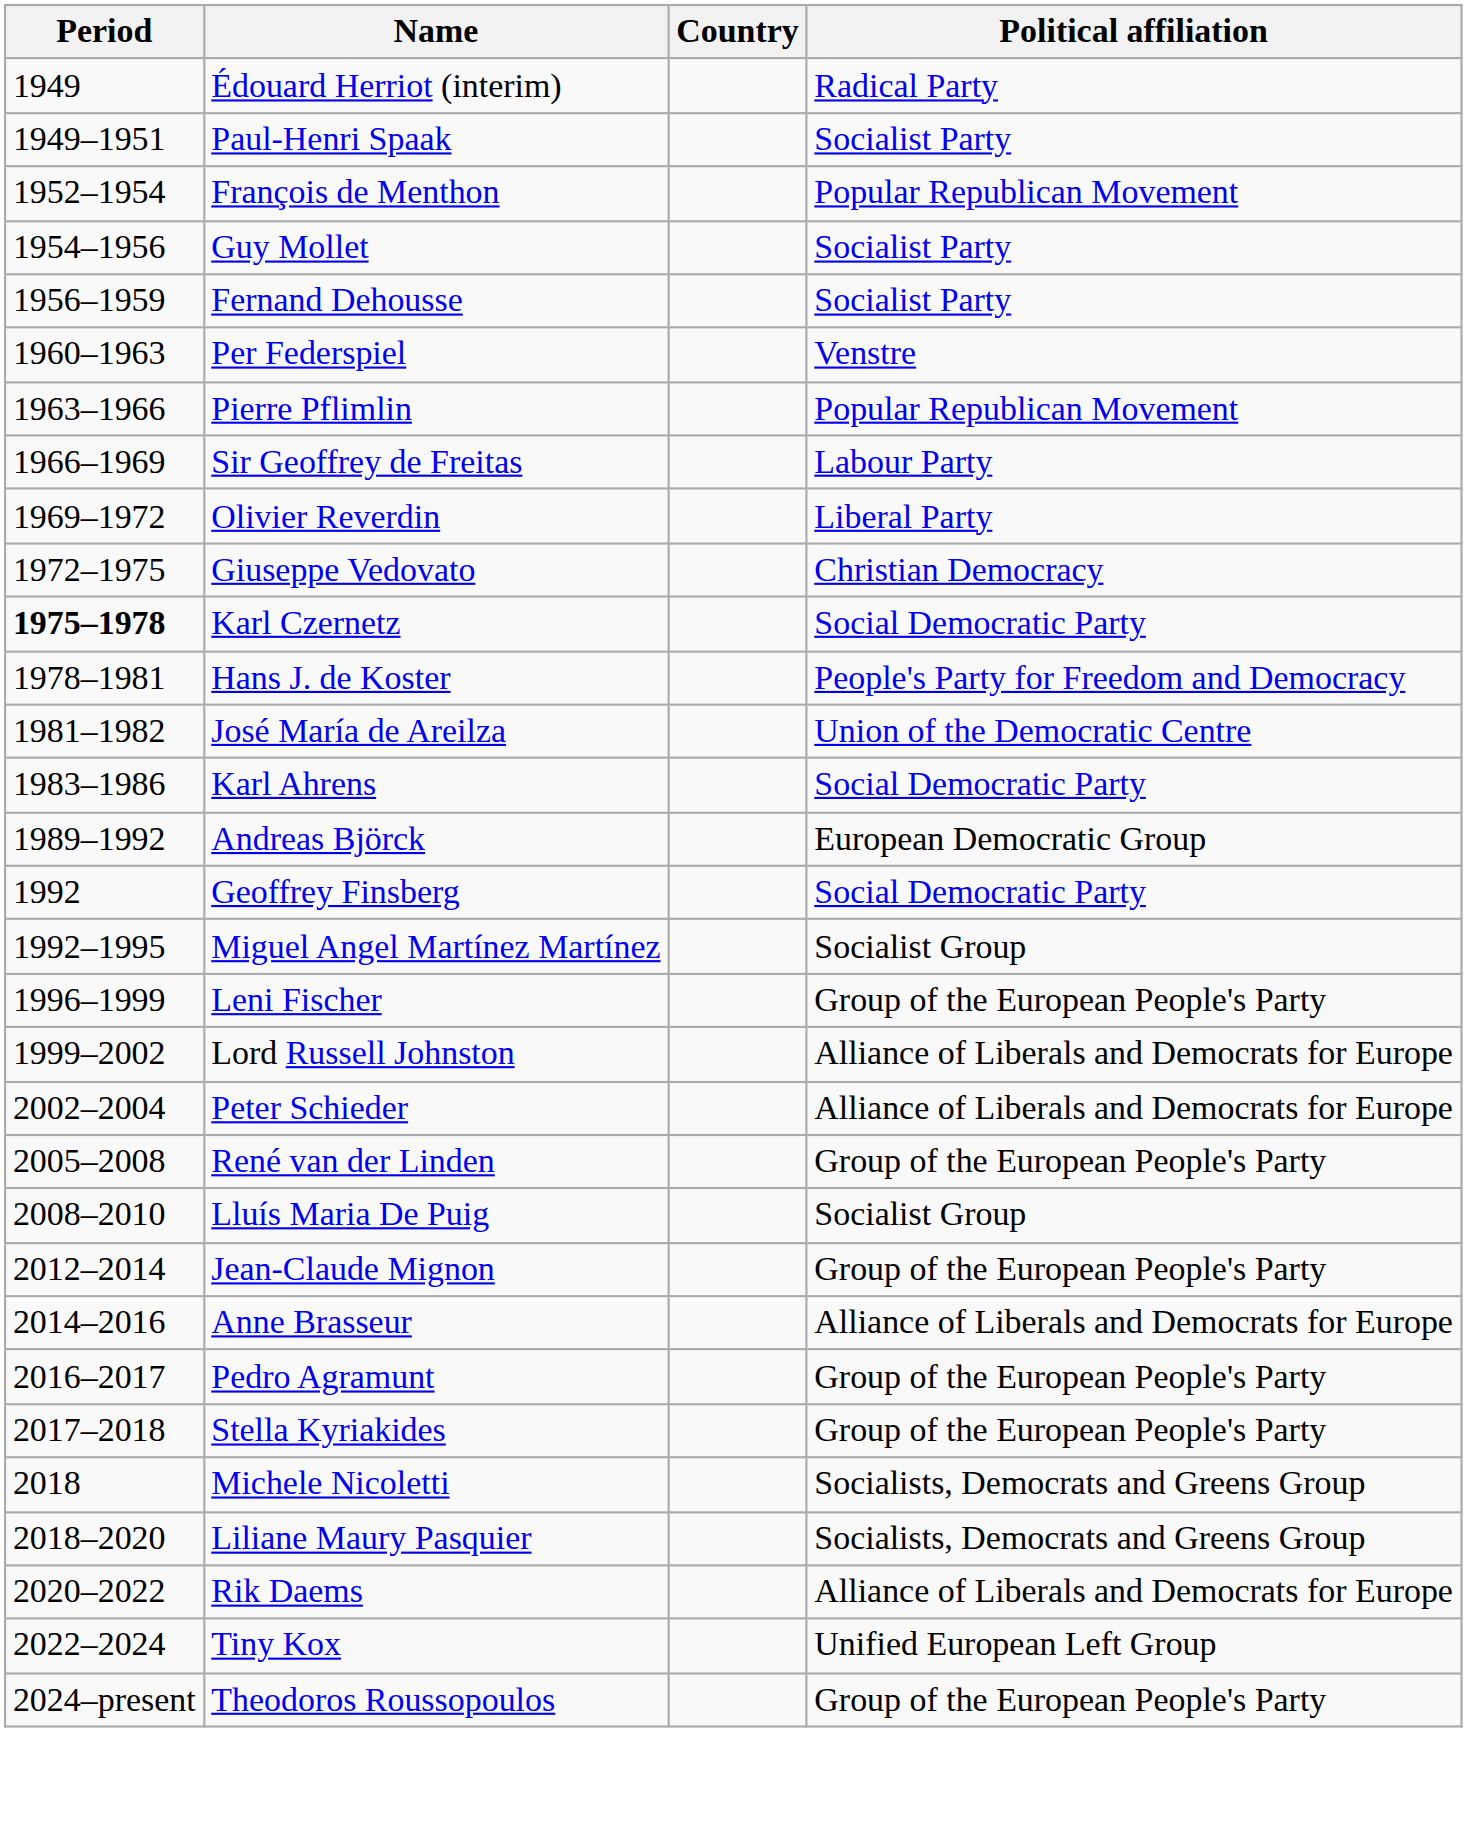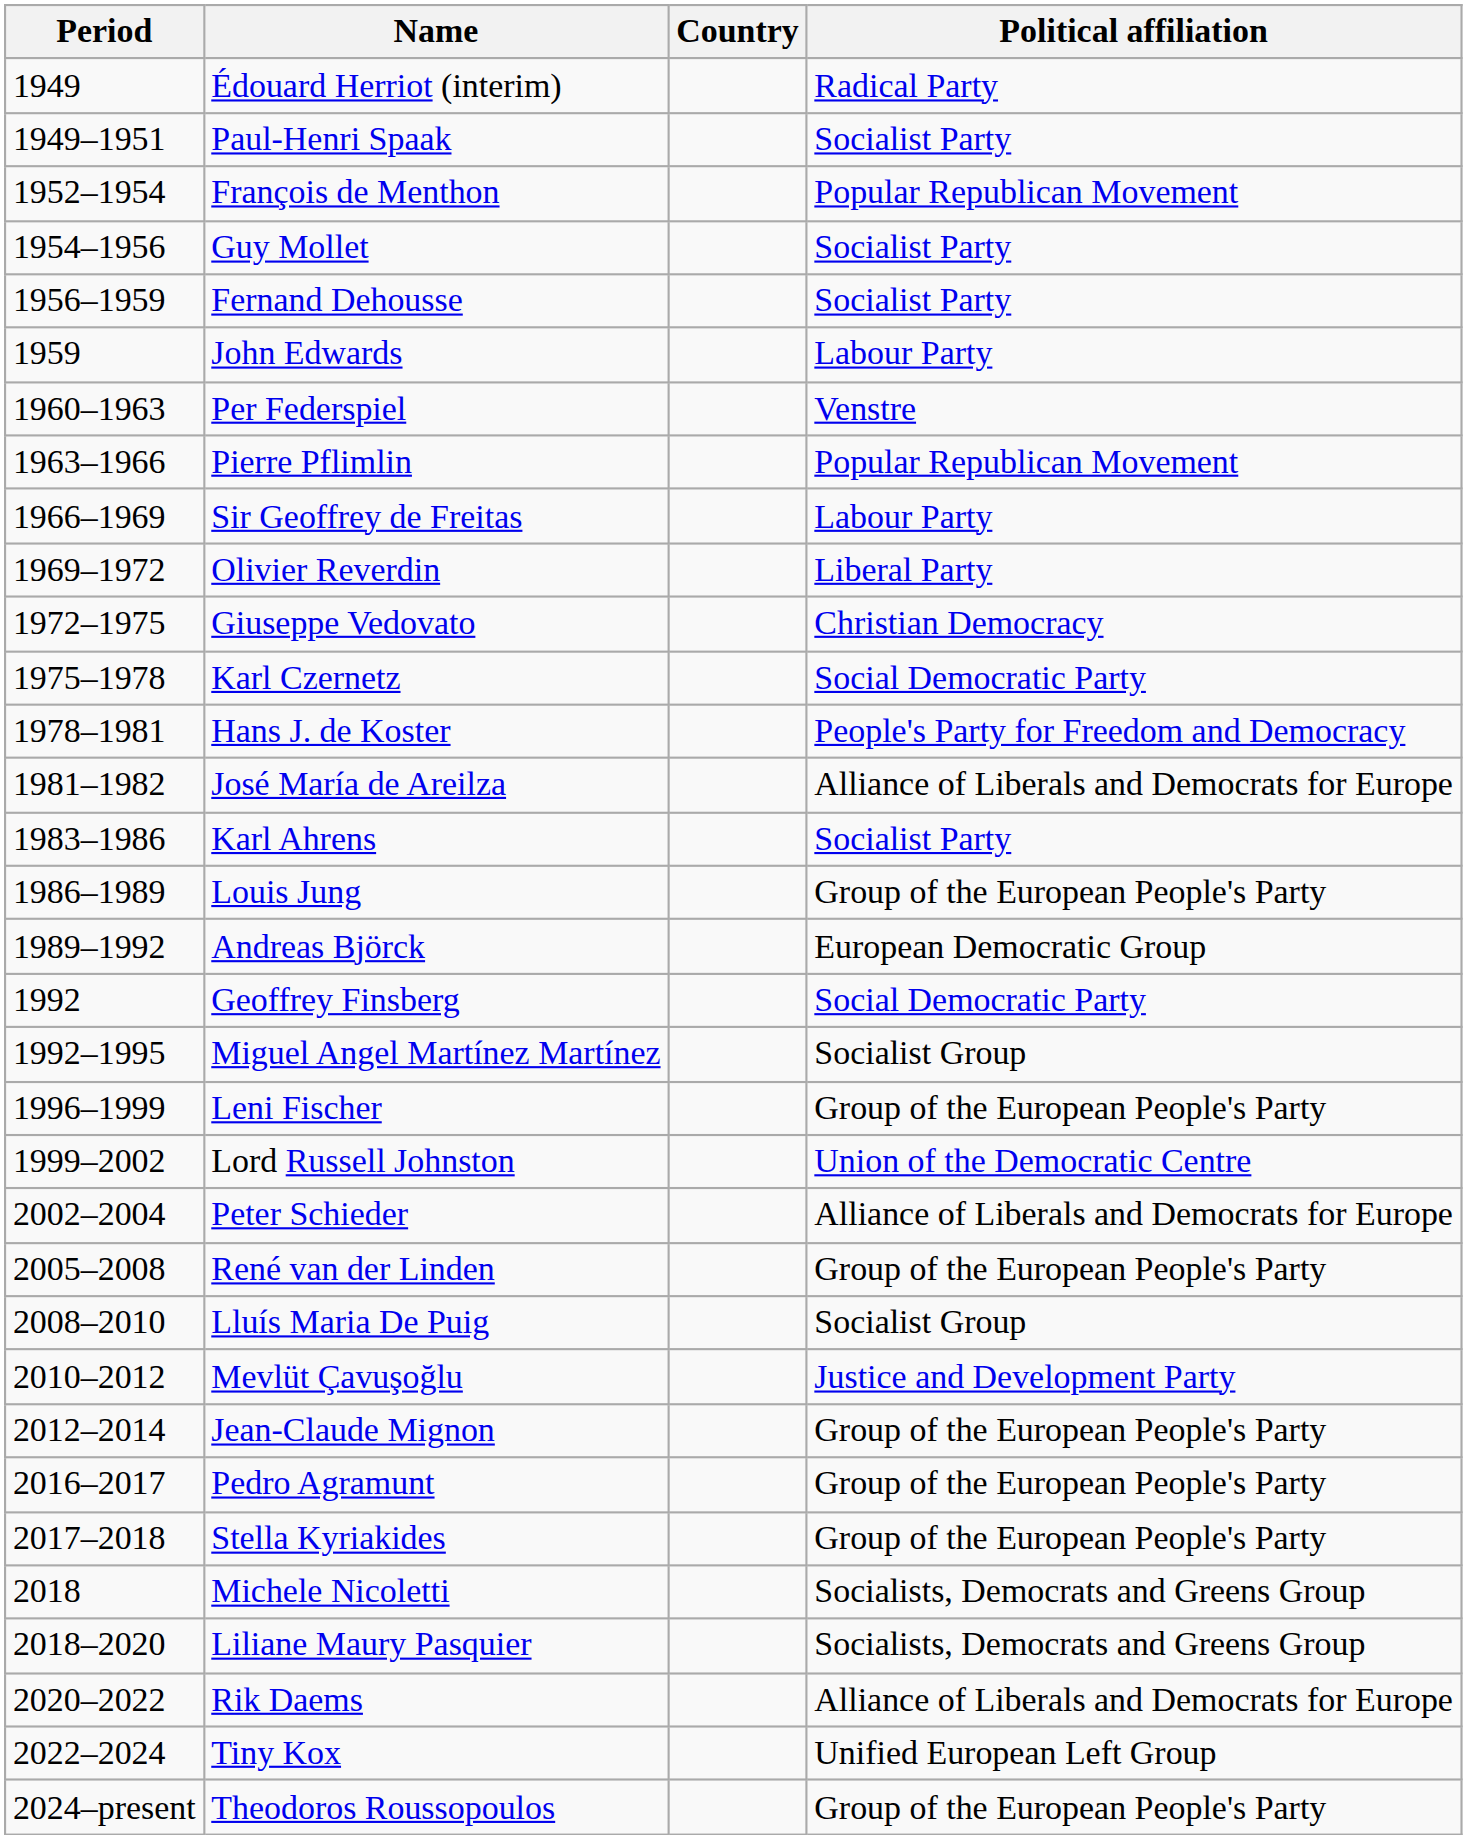+ row: (307, 354)
(89, 623) bold -> (89, 676) normal
(1033, 730) Union of the Democratic Centre -> (1134, 784) Alliance of Liberals and Democrats for Europe
(980, 784) Social Democratic Party -> (913, 838) Socialist Party
+ row: (286, 892)
(1134, 1053) Alliance of Liberals and Democrats for Europe -> (1033, 1161) Union of the Democratic Centre
+ row: (337, 1376)
- row: (312, 1322)
